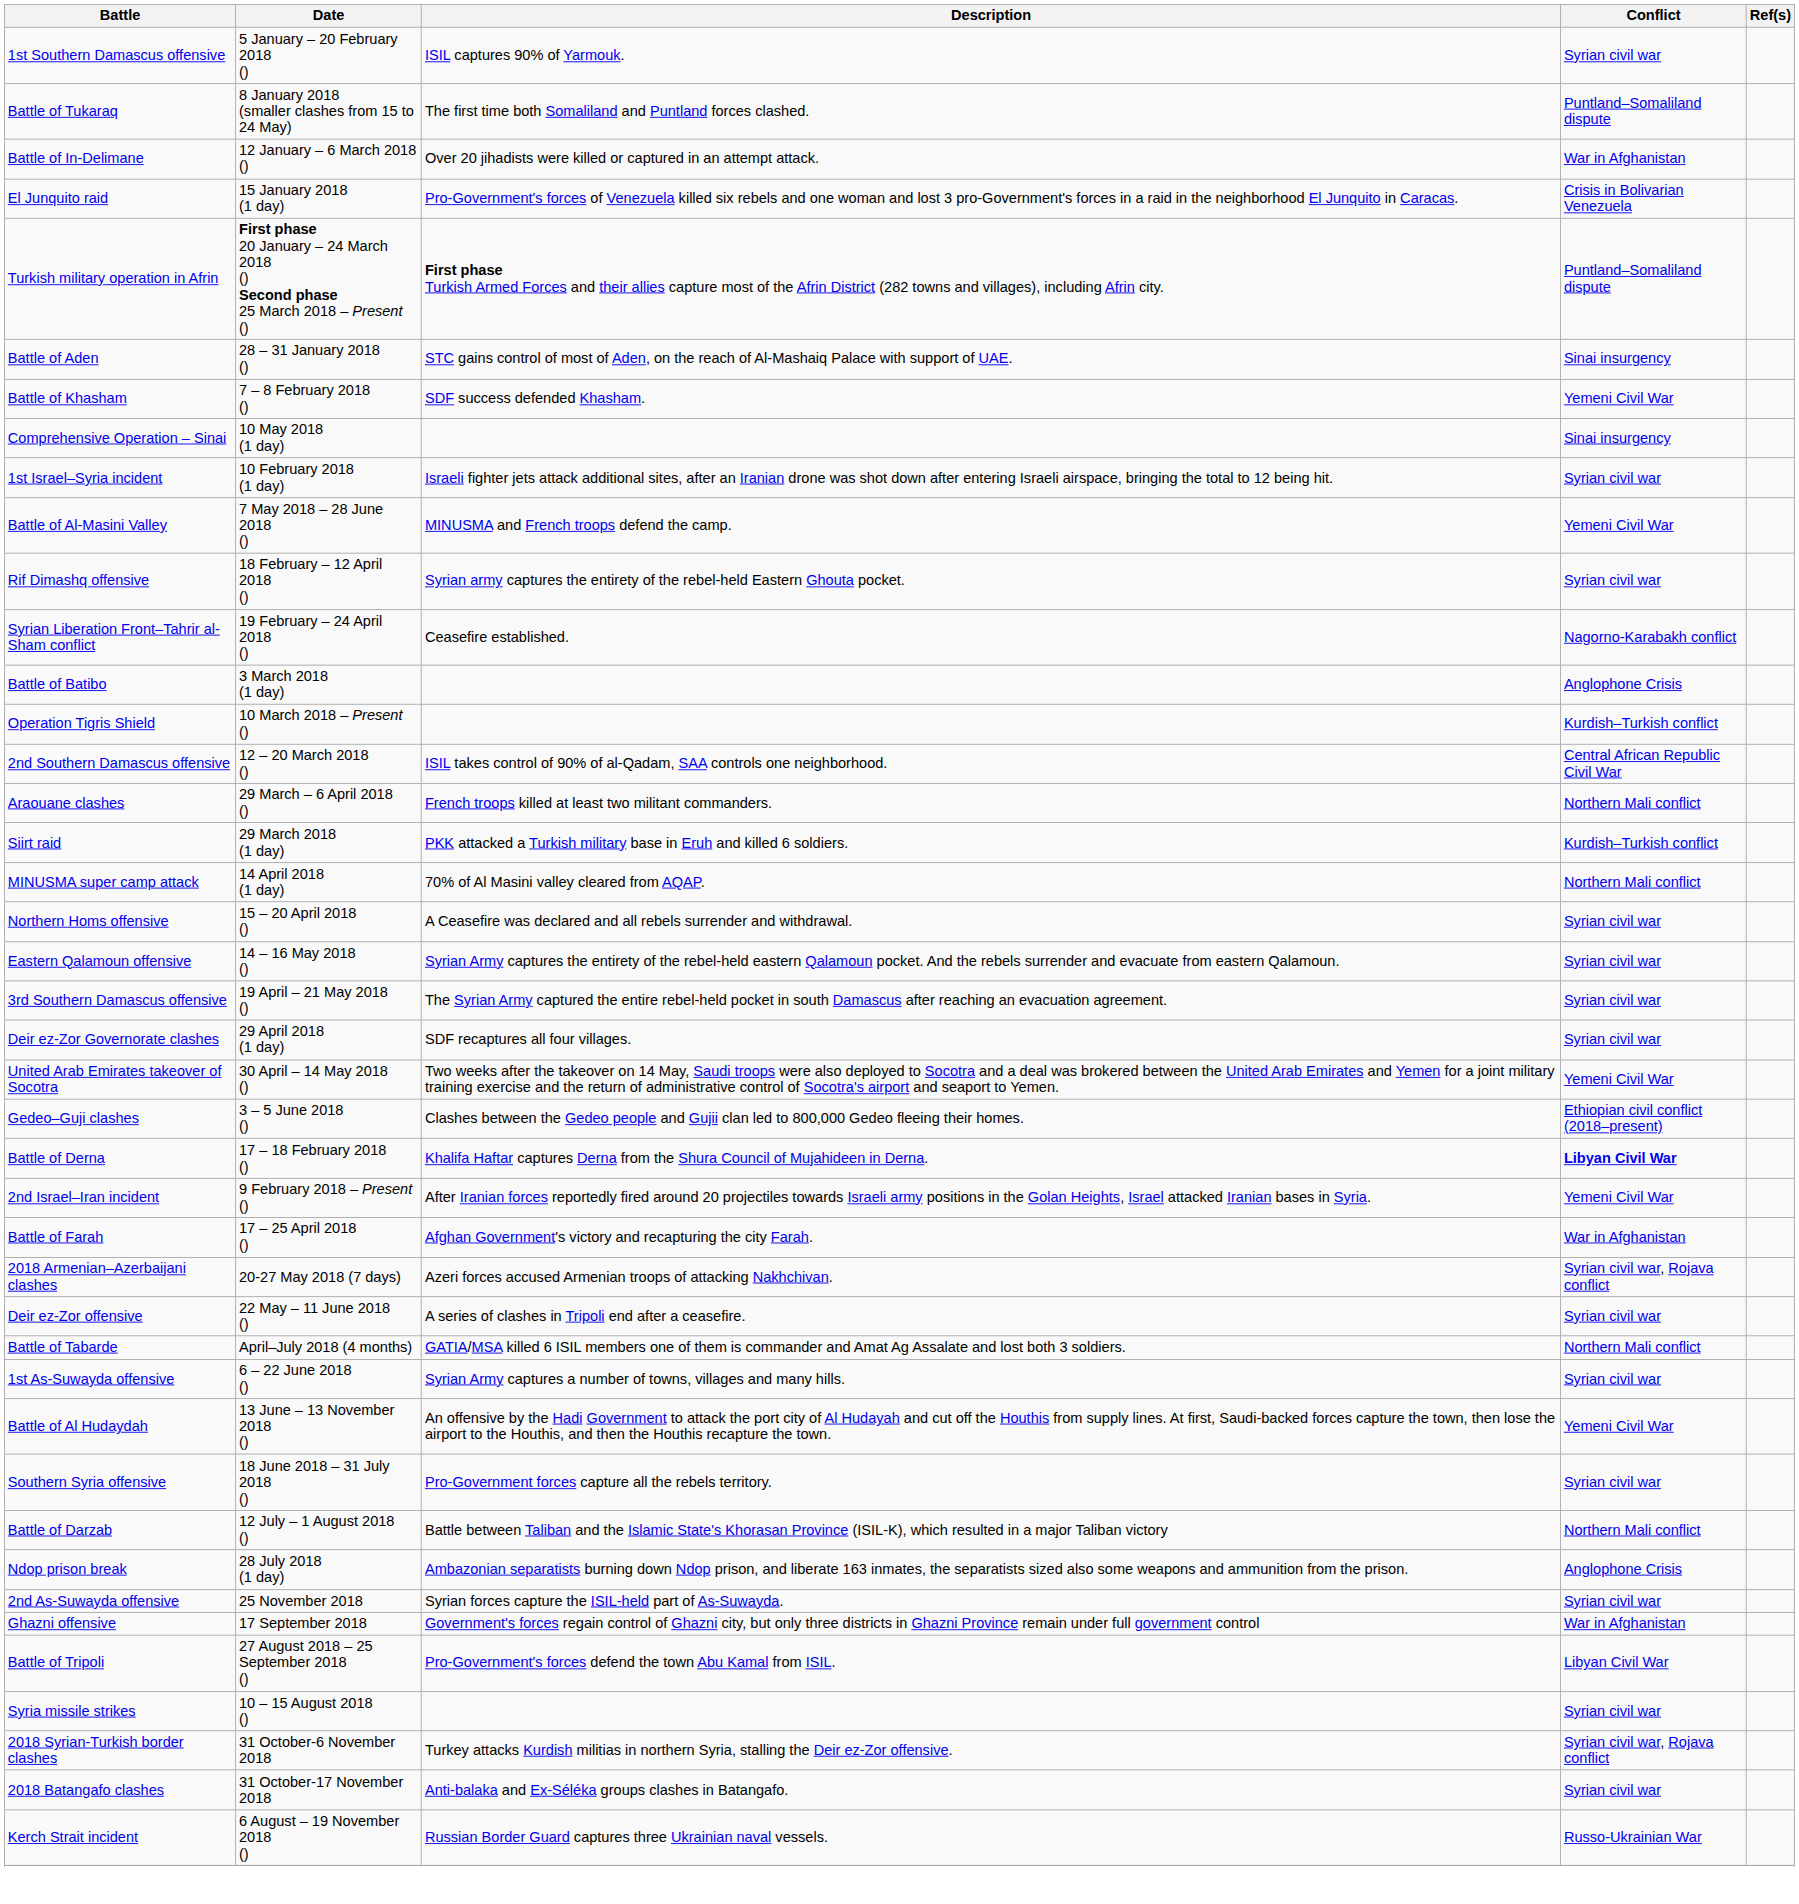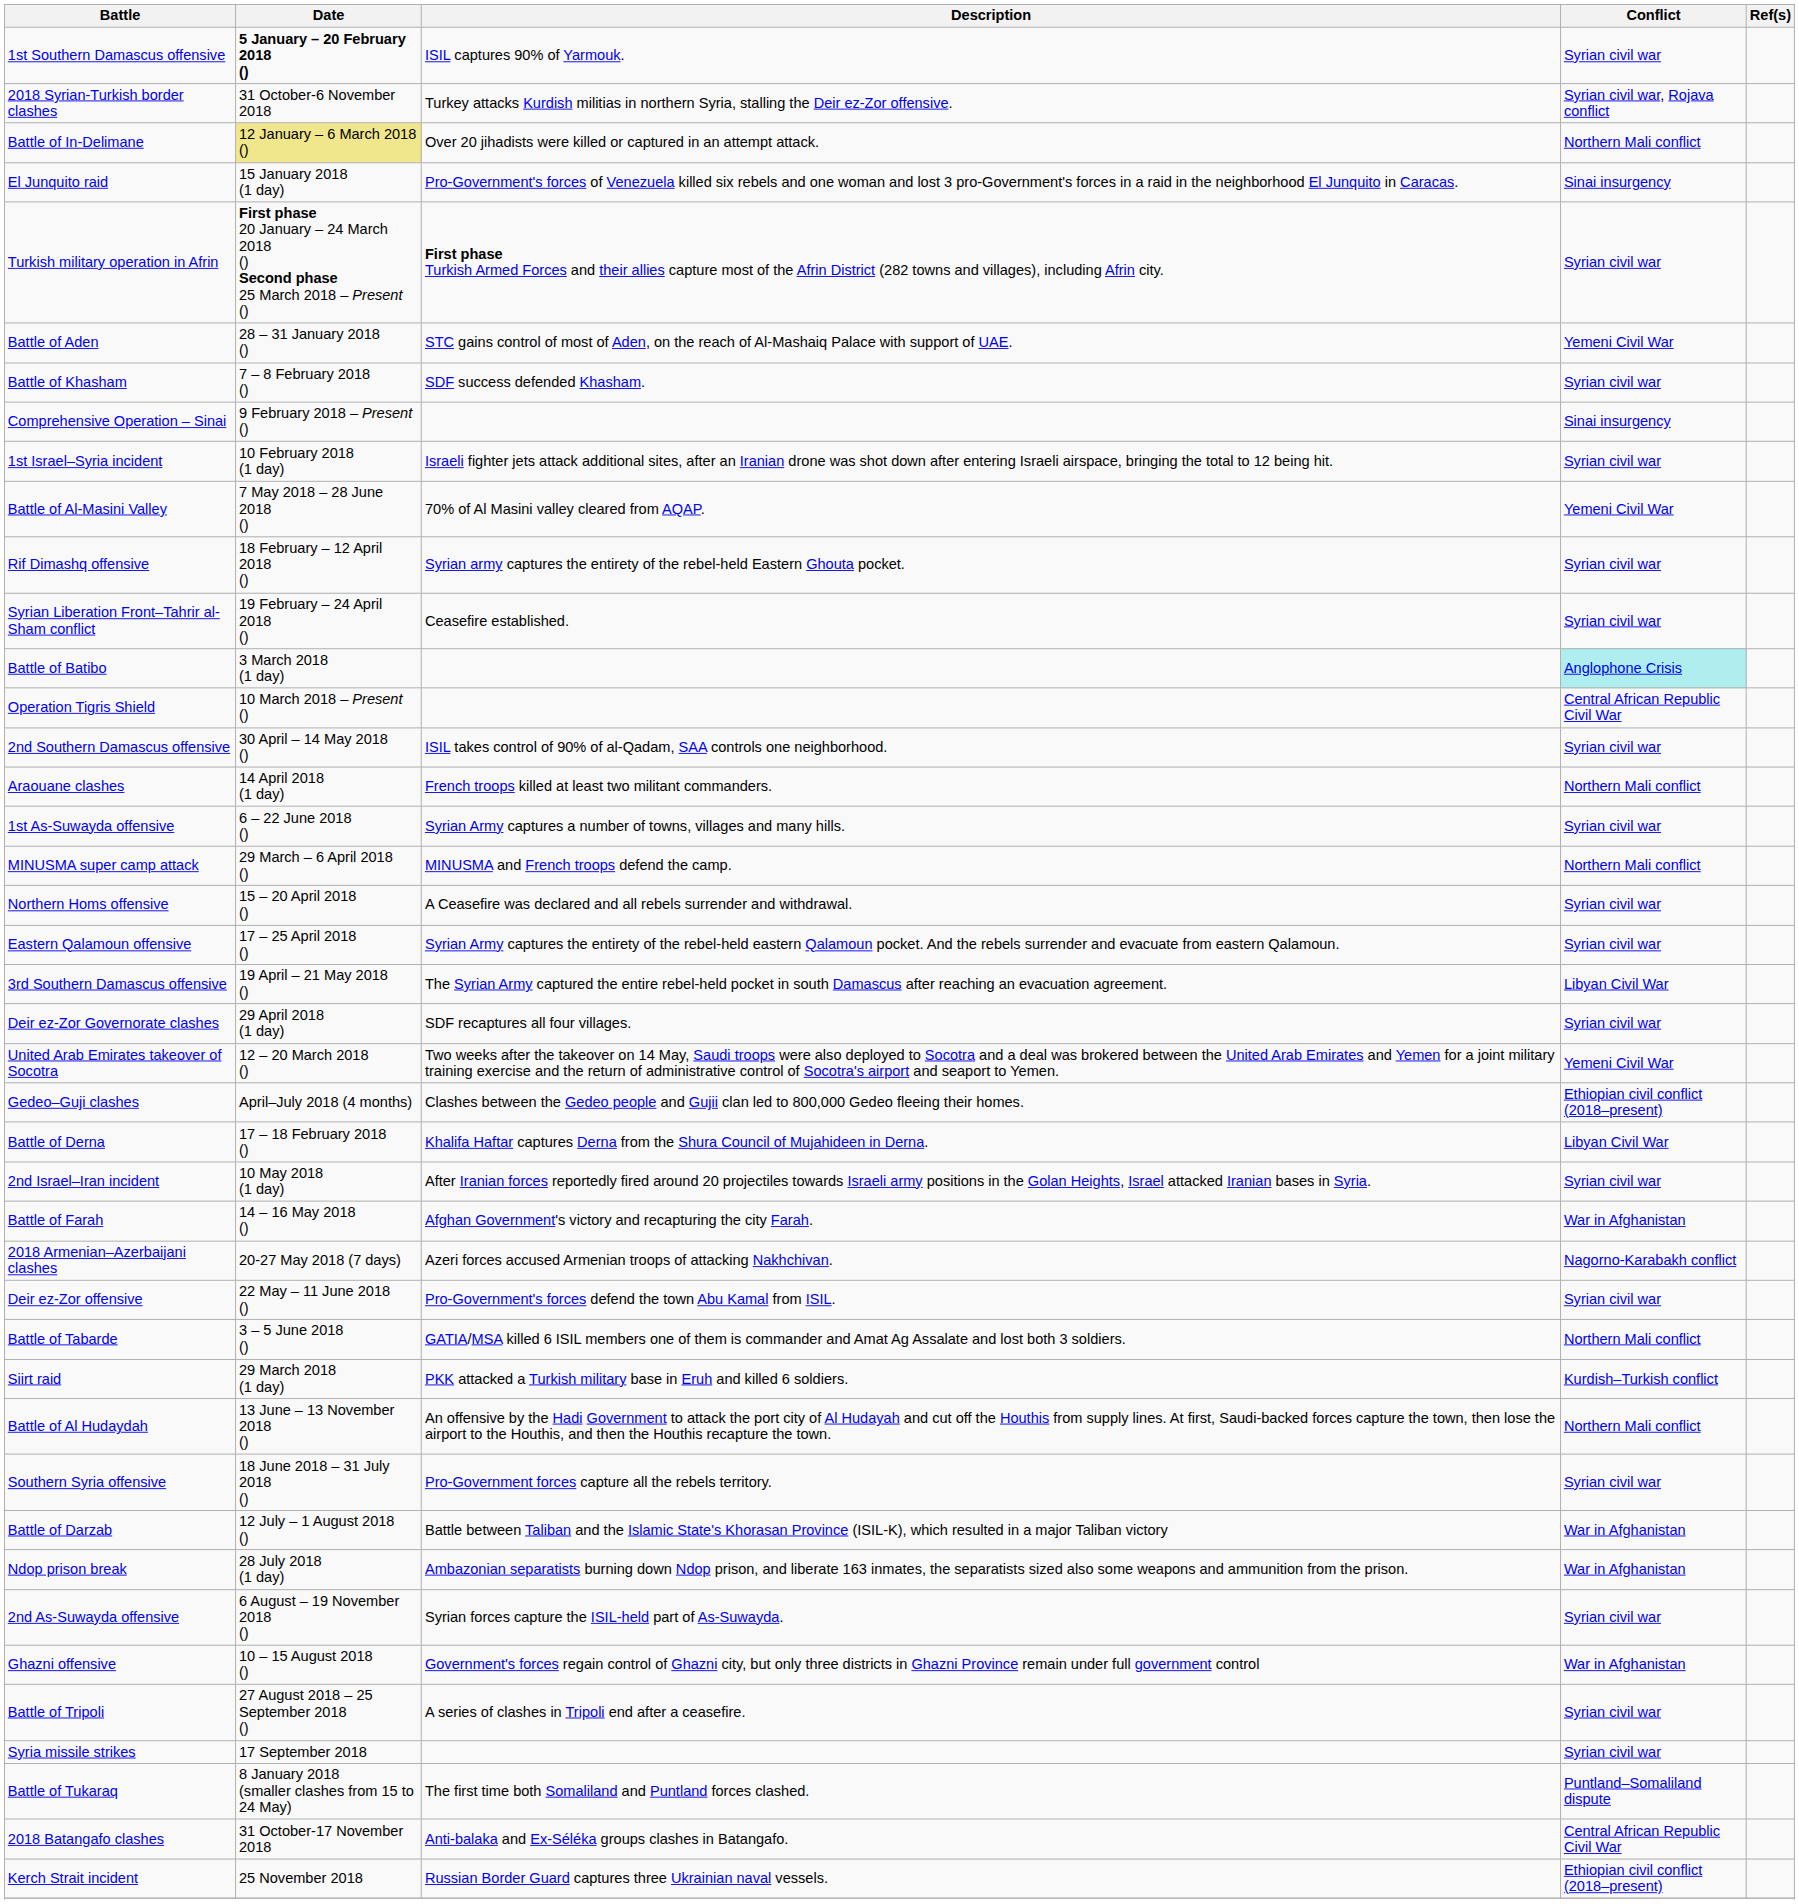(318, 55) normal -> (322, 55) bold
rows swapped: (63, 111) <-> (96, 1750)
(328, 159) no background -> (328, 142) khaki background
(1625, 159) War in Afghanistan -> (1632, 142) Northern Mali conflict
(1624, 198) Crisis in Bolivarian Venezuela -> (1617, 182) Sinai insurgency
(1633, 278) Puntland–Somaliland dispute -> (1612, 262) Syrian civil war
(1617, 359) Sinai insurgency -> (1619, 342) Yemeni Civil War
(1619, 398) Yemeni Civil War -> (1612, 382) Syrian civil war
(281, 438) 10 May 2018 (1 day) -> (326, 421) 9 February 2018 – Present ()
(578, 525) MINUSMA and French troops defend the camp. -> (565, 509) 70% of Al Masini valley cleared from AQAP.
(1650, 637) Nagorno-Karabakh conflict -> (1612, 620) Syrian civil war
(1623, 684) no background -> (1623, 668) paleturquoise background
(1641, 724) Kurdish–Turkish conflict -> (1642, 707) Central African Republic Civil War
(304, 763) 12 – 20 March 2018 () -> (313, 747) 30 April – 14 May 2018 ()
(1642, 763) Central African Republic Civil War -> (1612, 747) Syrian civil war
(316, 803) 29 March – 6 April 2018 () -> (282, 786) 14 April 2018 (1 day)
rows swapped: (35, 842) <-> (91, 1378)
(282, 882) 14 April 2018 (1 day) -> (316, 865) 29 March – 6 April 2018 ()
(565, 882) 70% of Al Masini valley cleared from AQAP. -> (578, 865) MINUSMA and French troops defend the camp.
(297, 961) 14 – 16 May 2018 () -> (298, 944) 17 – 25 April 2018 ()
(1612, 1000) Syrian civil war -> (1616, 984) Libyan Civil War
(313, 1079) 30 April – 14 May 2018 () -> (304, 1063) 12 – 20 March 2018 ()
(291, 1118) 3 – 5 June 2018 () -> (326, 1102) April–July 2018 (4 months)
(1620, 1158) bold -> (1616, 1142) normal
(326, 1197) 9 February 2018 – Present () -> (281, 1181) 10 May 2018 (1 day)
(1619, 1197) Yemeni Civil War -> (1612, 1181) Syrian civil war
(298, 1237) 17 – 25 April 2018 () -> (297, 1220) 14 – 16 May 2018 ()
(1639, 1276) Syrian civil war, Rojava conflict -> (1650, 1260) Nagorno-Karabakh conflict
(585, 1316) A series of clashes in Tripoli end after a ceasefire. -> (630, 1299) Pro-Government's forces defend the town Abu Kamal from ISIL.
(326, 1347) April–July 2018 (4 months) -> (291, 1339) 3 – 5 June 2018 ()
(1619, 1426) Yemeni Civil War -> (1632, 1426) Northern Mali conflict
(1632, 1530) Northern Mali conflict -> (1625, 1530) War in Afghanistan
(1623, 1569) Anglophone Crisis -> (1625, 1569) War in Afghanistan
(301, 1600) 25 November 2018 -> (319, 1617) 6 August – 19 November 2018 ()
(303, 1623) 17 September 2018 -> (306, 1664) 10 – 15 August 2018 ()
(630, 1663) Pro-Government's forces defend the town Abu Kamal from ISIL. -> (585, 1712) A series of clashes in Tripoli end after a ceasefire.
(1616, 1663) Libyan Civil War -> (1612, 1712) Syrian civil war
(306, 1711) 10 – 15 August 2018 () -> (303, 1751) 17 September 2018
(1612, 1789) Syrian civil war -> (1642, 1839) Central African Republic Civil War
(319, 1837) 6 August – 19 November 2018 () -> (301, 1878) 25 November 2018
(1633, 1837) Russo-Ukrainian War -> (1633, 1878) Ethiopian civil conflict (2018–present)
